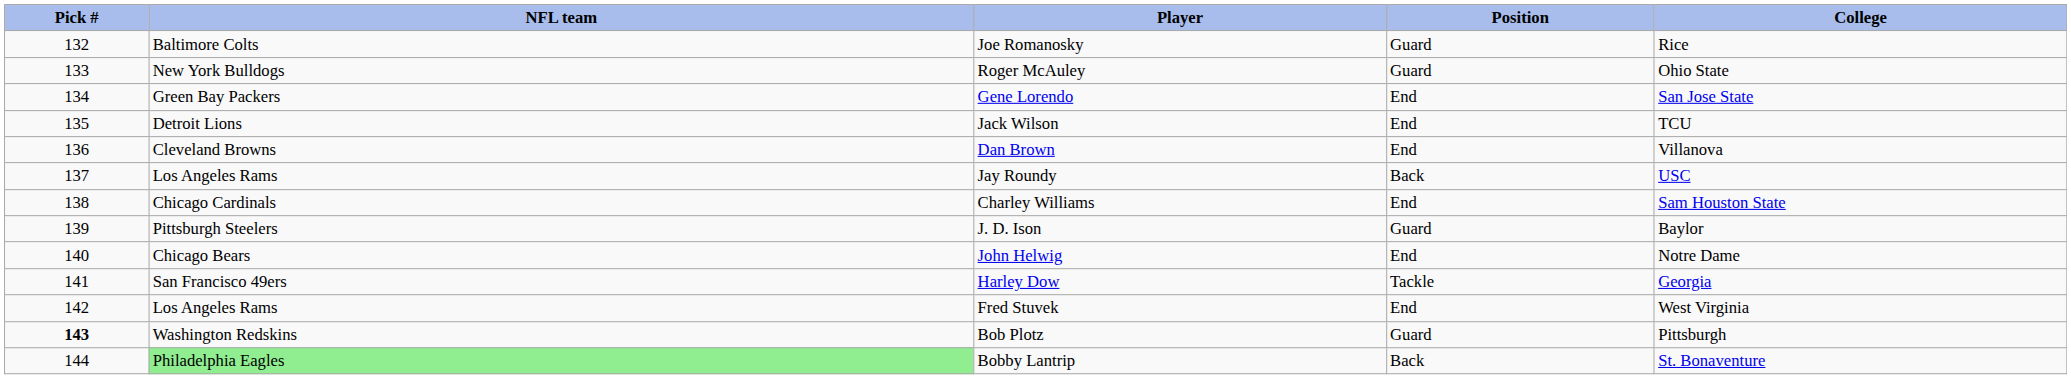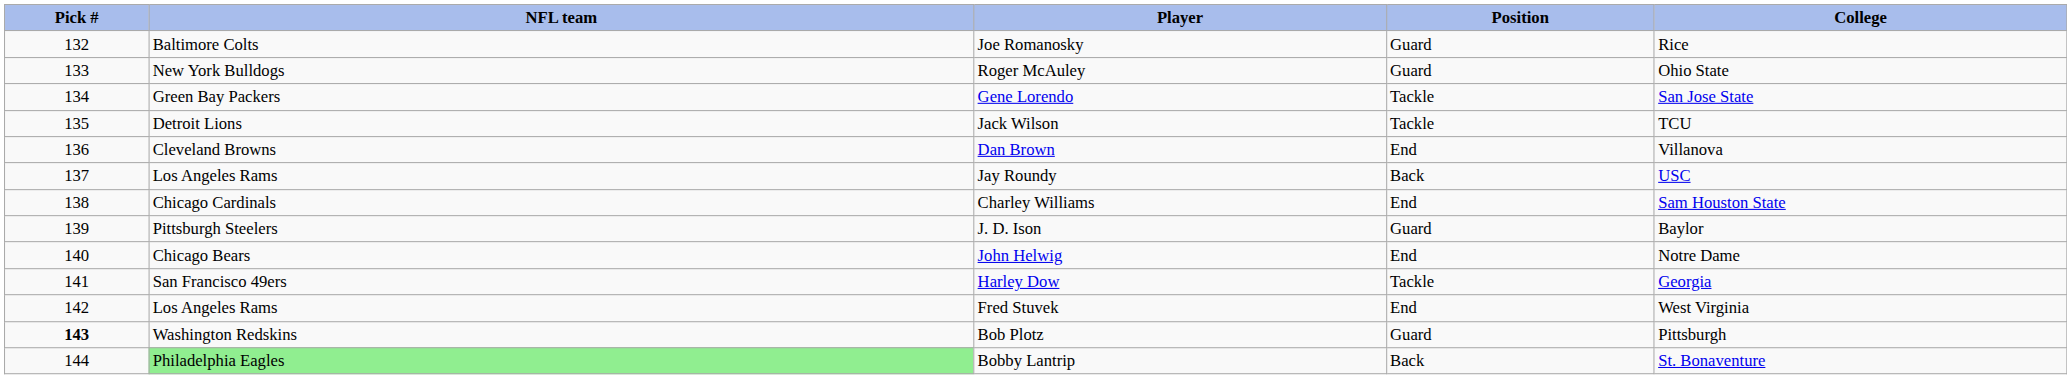(1403, 96) End -> (1412, 96) Tackle
(1403, 123) End -> (1412, 123) Tackle
